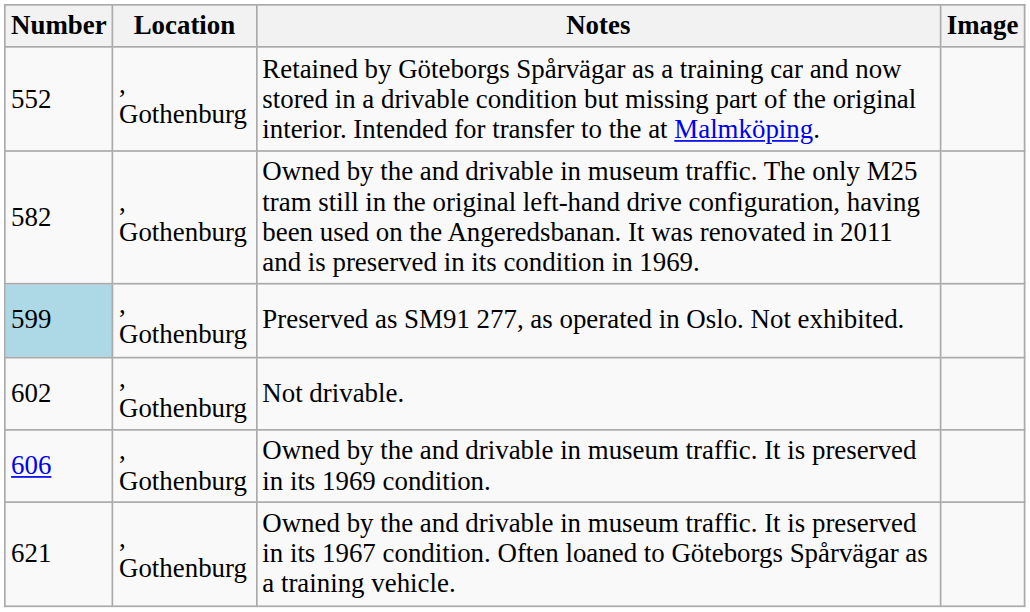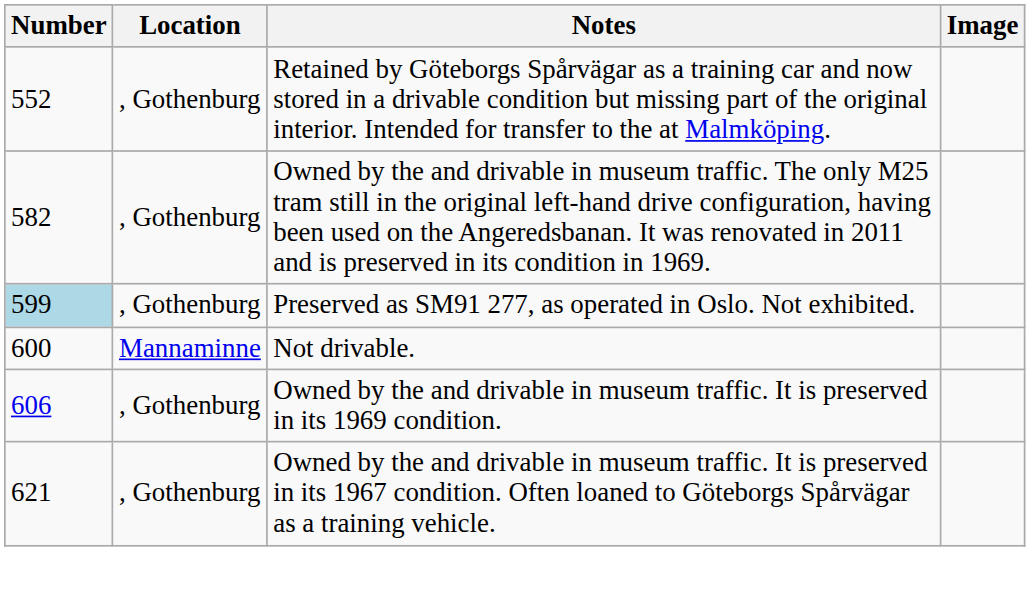(31, 392) 602 -> (31, 347) 600
(183, 392) , Gothenburg -> (190, 347) Mannaminne
